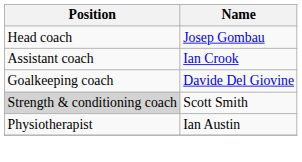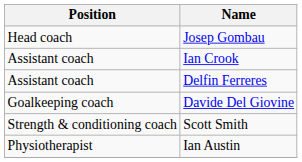+ row: (225, 80)
(92, 102) lightgrey background -> (92, 124) no background
